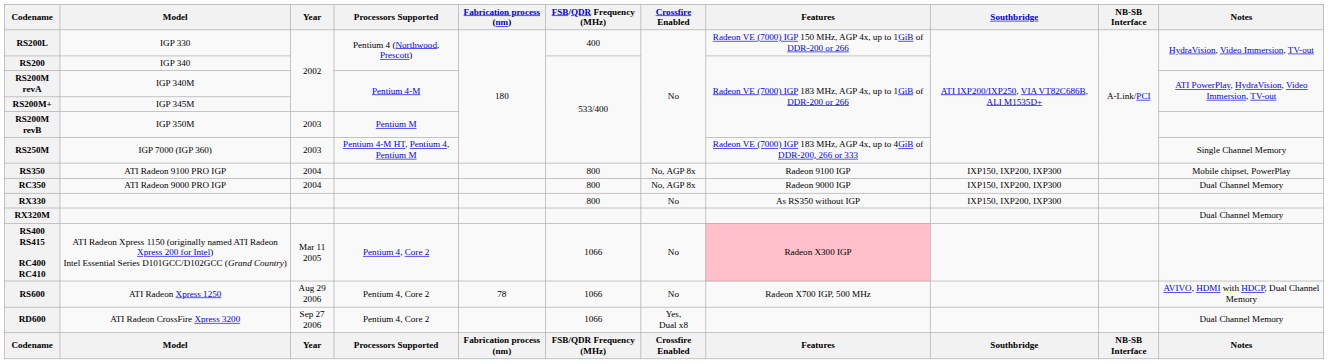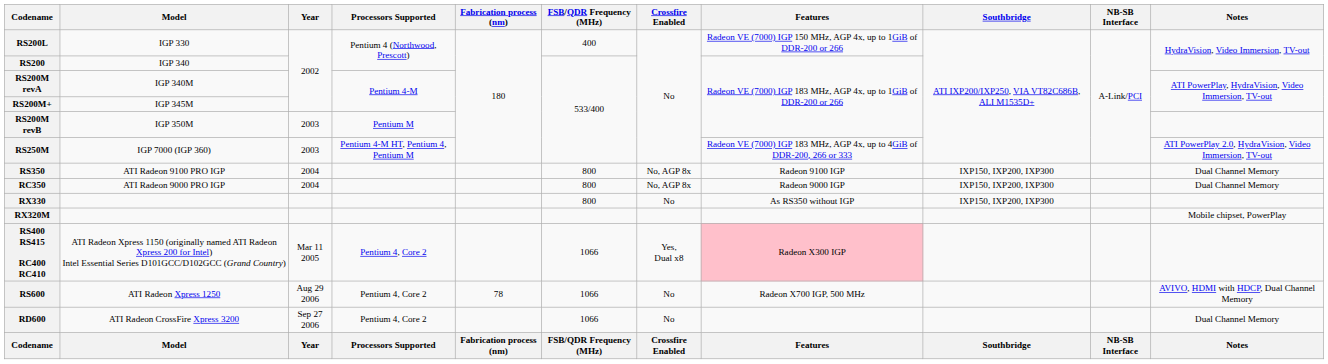(1241, 150) Single Channel Memory -> (1237, 150) ATI PowerPlay 2.0, HydraVision, Video Immersion, TV-out
(1241, 170) Mobile chipset, PowerPlay -> (1237, 170) Dual Channel Memory
(1241, 215) Dual Channel Memory -> (1237, 215) Mobile chipset, PowerPlay
(673, 252) No -> (669, 252) Yes, Dual x8
(673, 319) Yes, Dual x8 -> (669, 319) No
